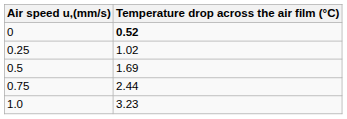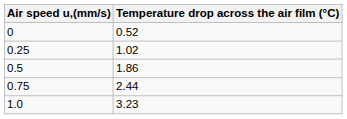(127, 31) bold -> (127, 31) normal
(127, 68) 1.69 -> (127, 68) 1.86
